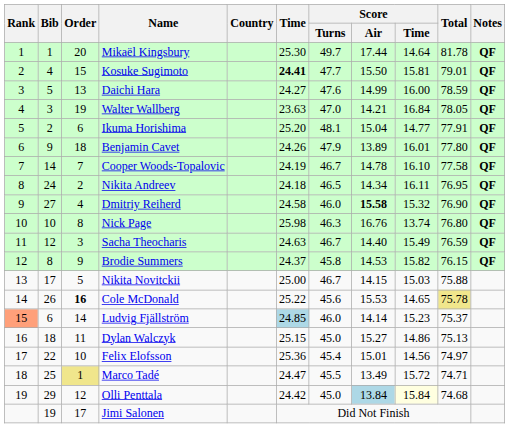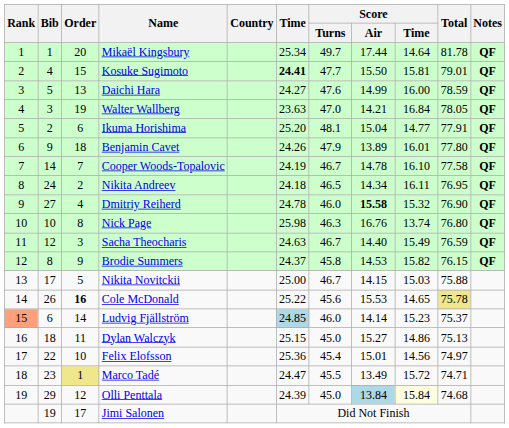(293, 52) 25.30 -> (293, 52) 25.34
(293, 204) 24.58 -> (293, 204) 24.78
(50, 375) 25 -> (50, 375) 23
(293, 394) 24.42 -> (293, 394) 24.39
